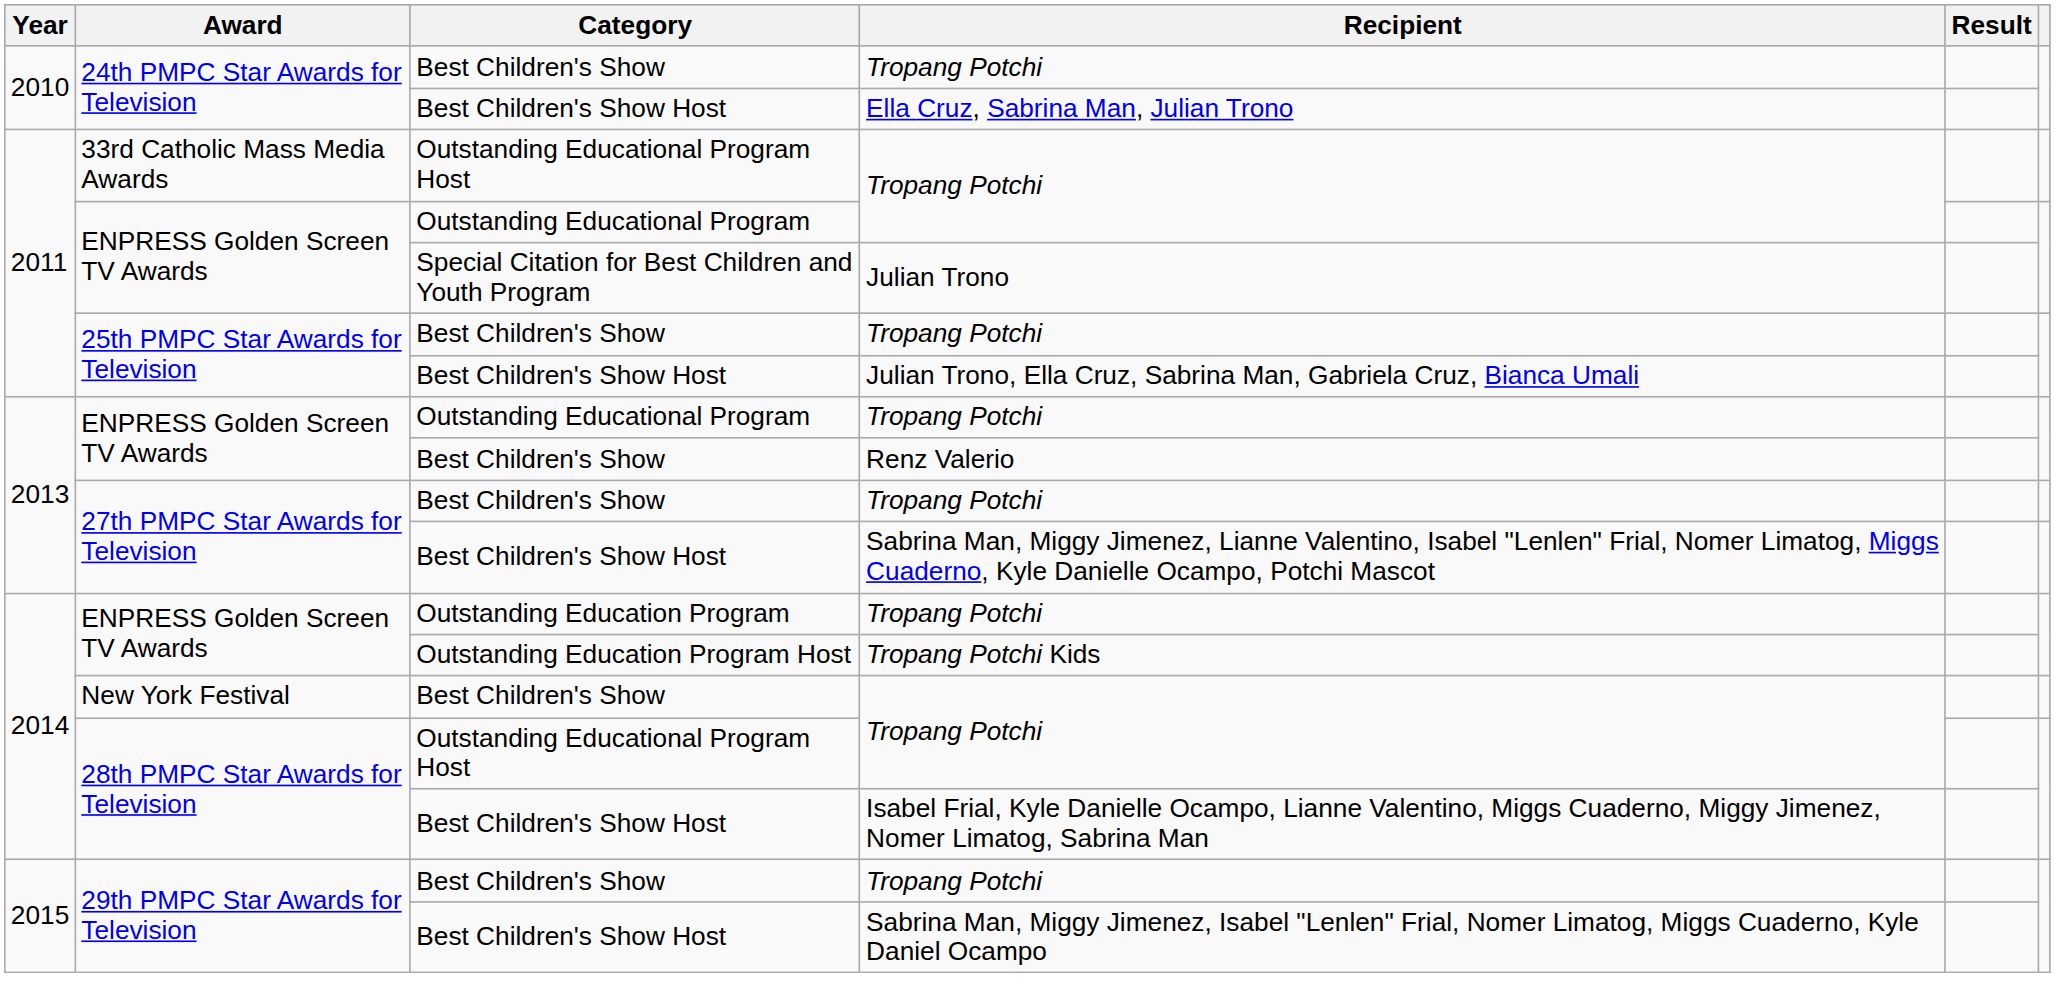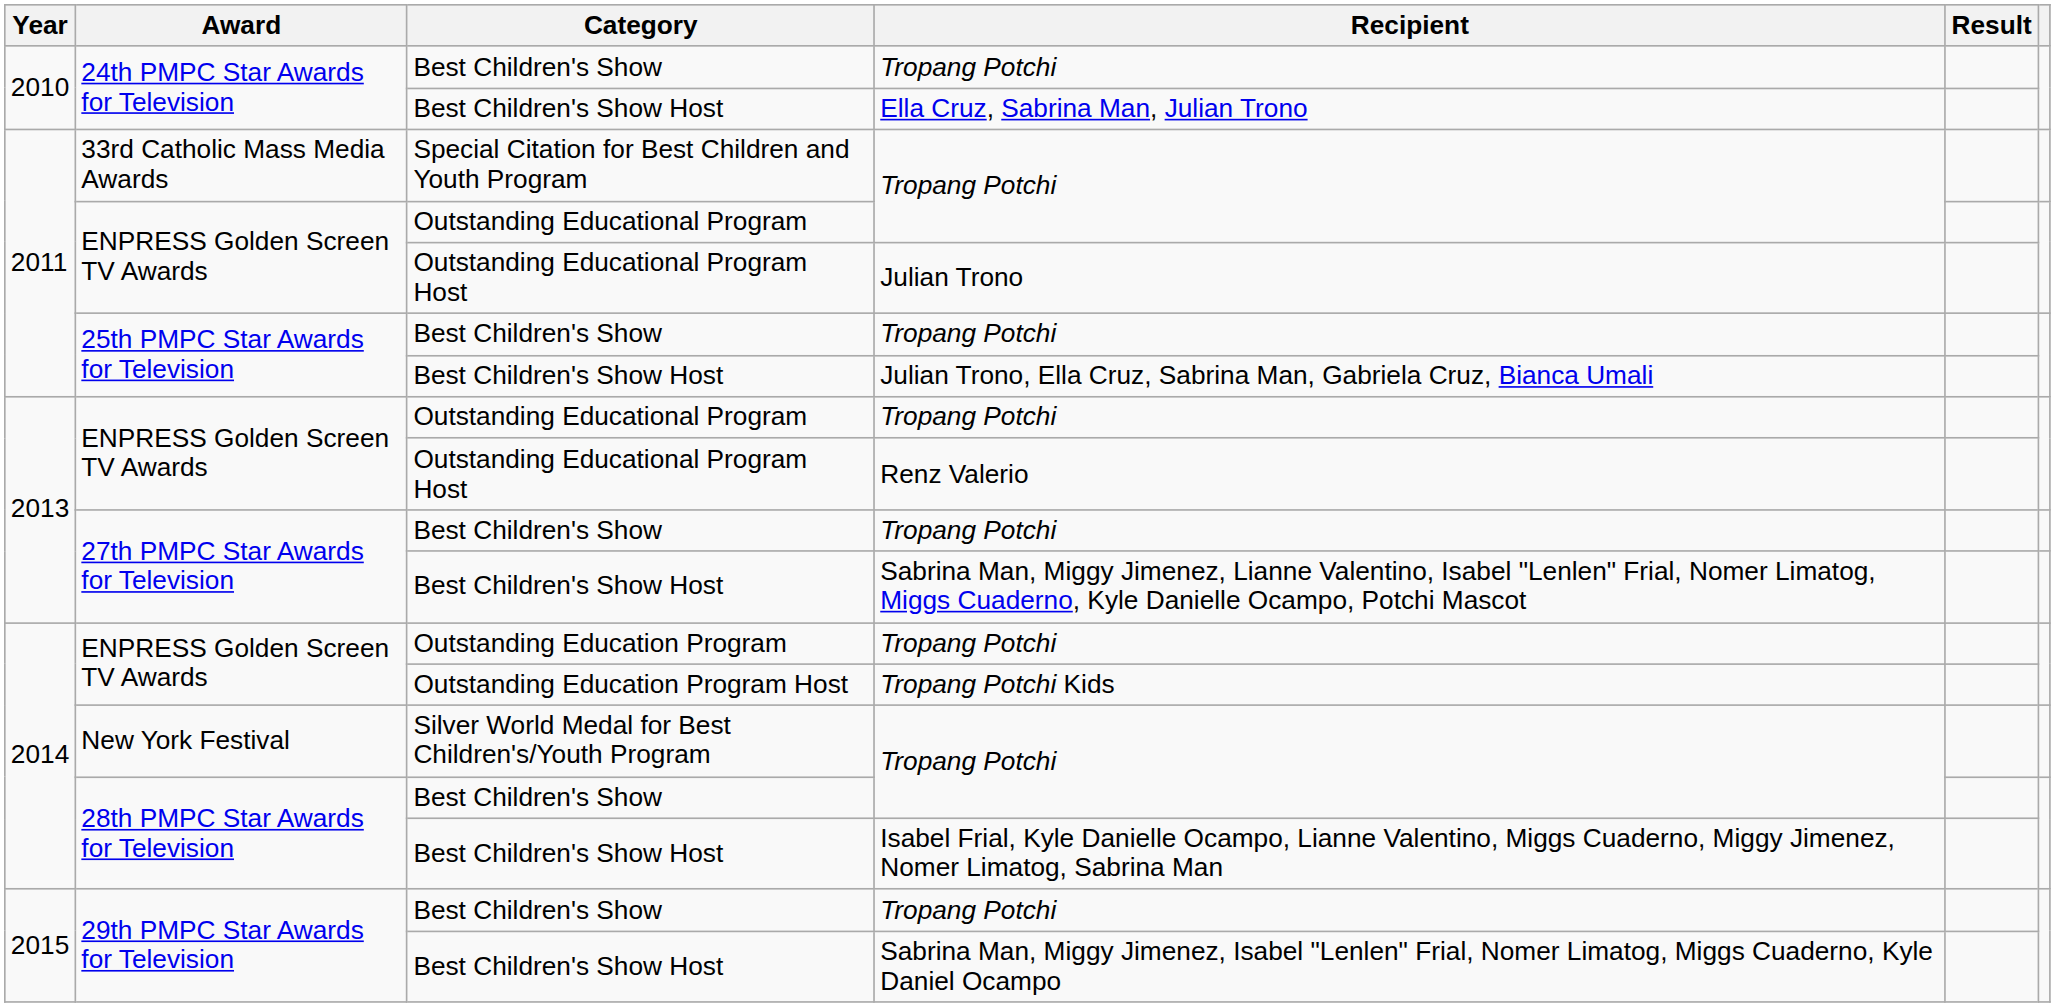(613, 164) Outstanding Educational Program Host -> (631, 164) Special Citation for Best Children and Youth Program
(634, 277) Special Citation for Best Children and Youth Program -> (610, 277) Outstanding Educational Program Host
(541, 458) Best Children's Show -> (610, 473) Outstanding Educational Program Host
(541, 696) Best Children's Show -> (572, 740) Silver World Medal for Best Children's/Youth Program
(613, 752) Outstanding Educational Program Host -> (538, 797) Best Children's Show
